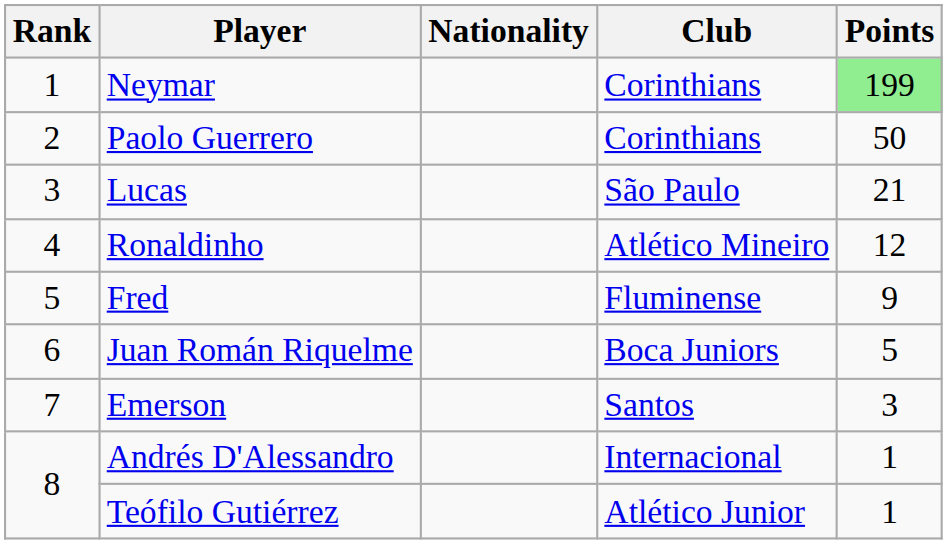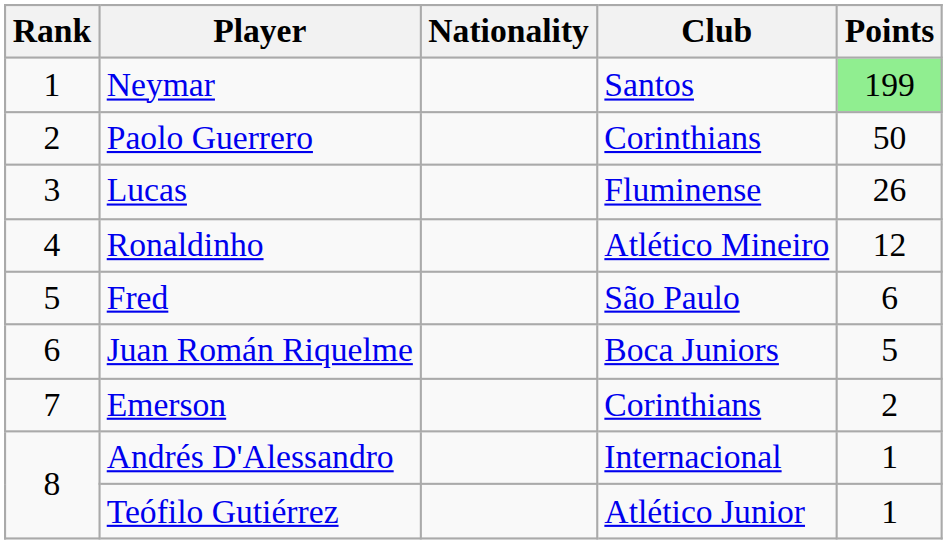(683, 84) Corinthians -> (649, 84) Santos
(672, 191) São Paulo -> (683, 191) Fluminense
(890, 191) 21 -> (890, 191) 26
(683, 297) Fluminense -> (672, 297) São Paulo
(890, 297) 9 -> (890, 297) 6
(649, 404) Santos -> (683, 404) Corinthians
(890, 404) 3 -> (890, 404) 2
